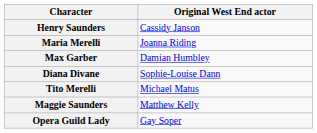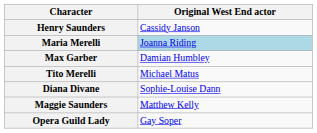(168, 43) no background -> (168, 43) lightblue background
rows swapped: (71, 89) <-> (71, 74)
